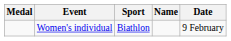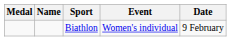columns swapped: (166, 12) <-> (75, 12)
